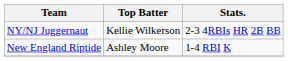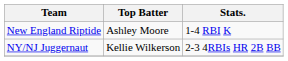rows swapped: (47, 30) <-> (54, 47)
